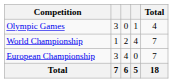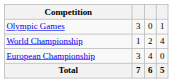- column: (154, 12)
